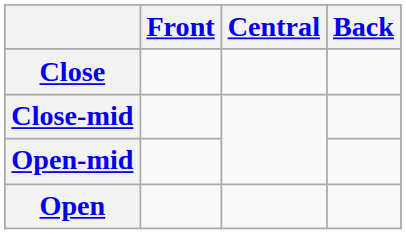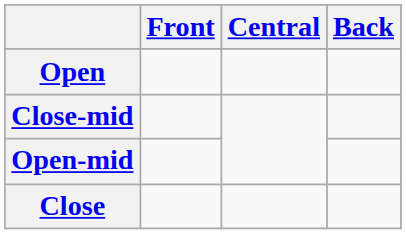rows swapped: (72, 71) <-> (72, 205)
